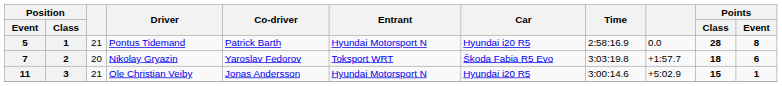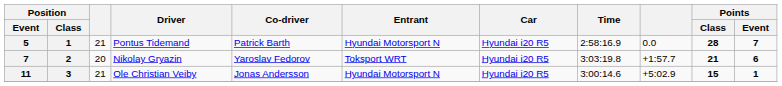(757, 43) 8 -> (756, 43) 7
(508, 58) Škoda Fabia R5 Evo -> (515, 58) Hyundai i20 R5
(716, 58) 18 -> (713, 58) 21
